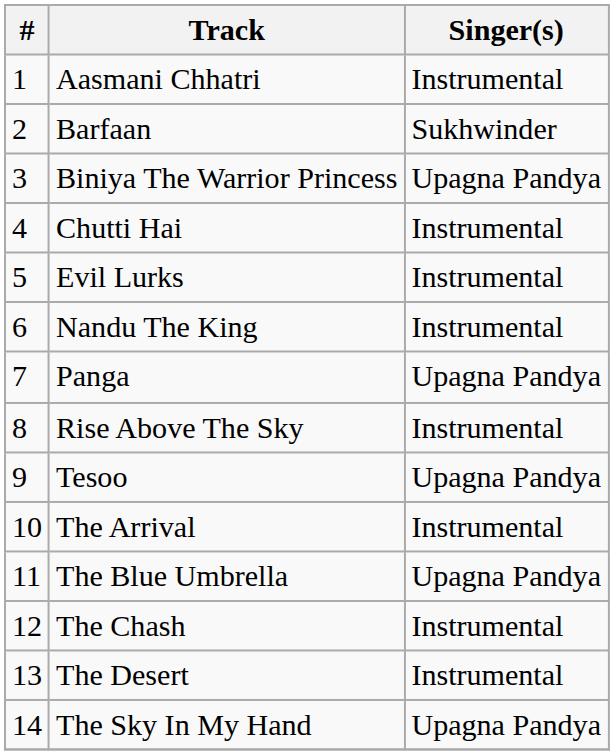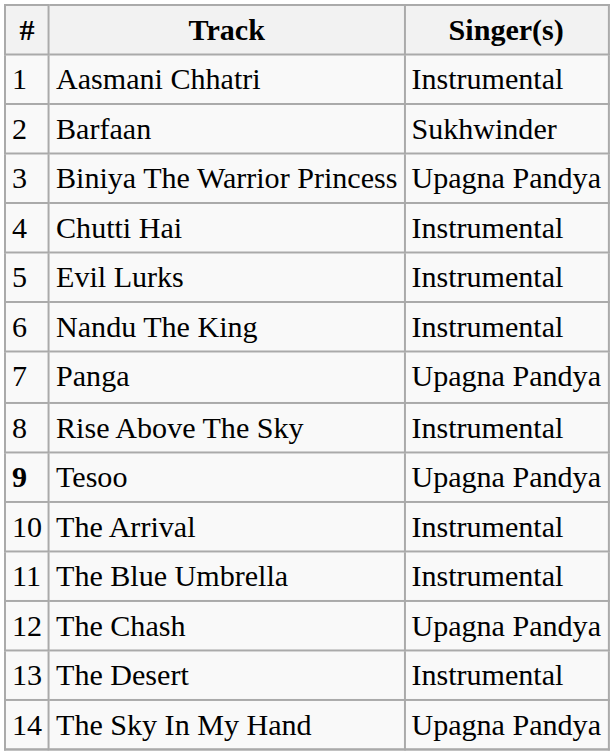(19, 476) normal -> (19, 476) bold
(506, 575) Upagna Pandya -> (487, 575) Instrumental
(487, 624) Instrumental -> (506, 624) Upagna Pandya
